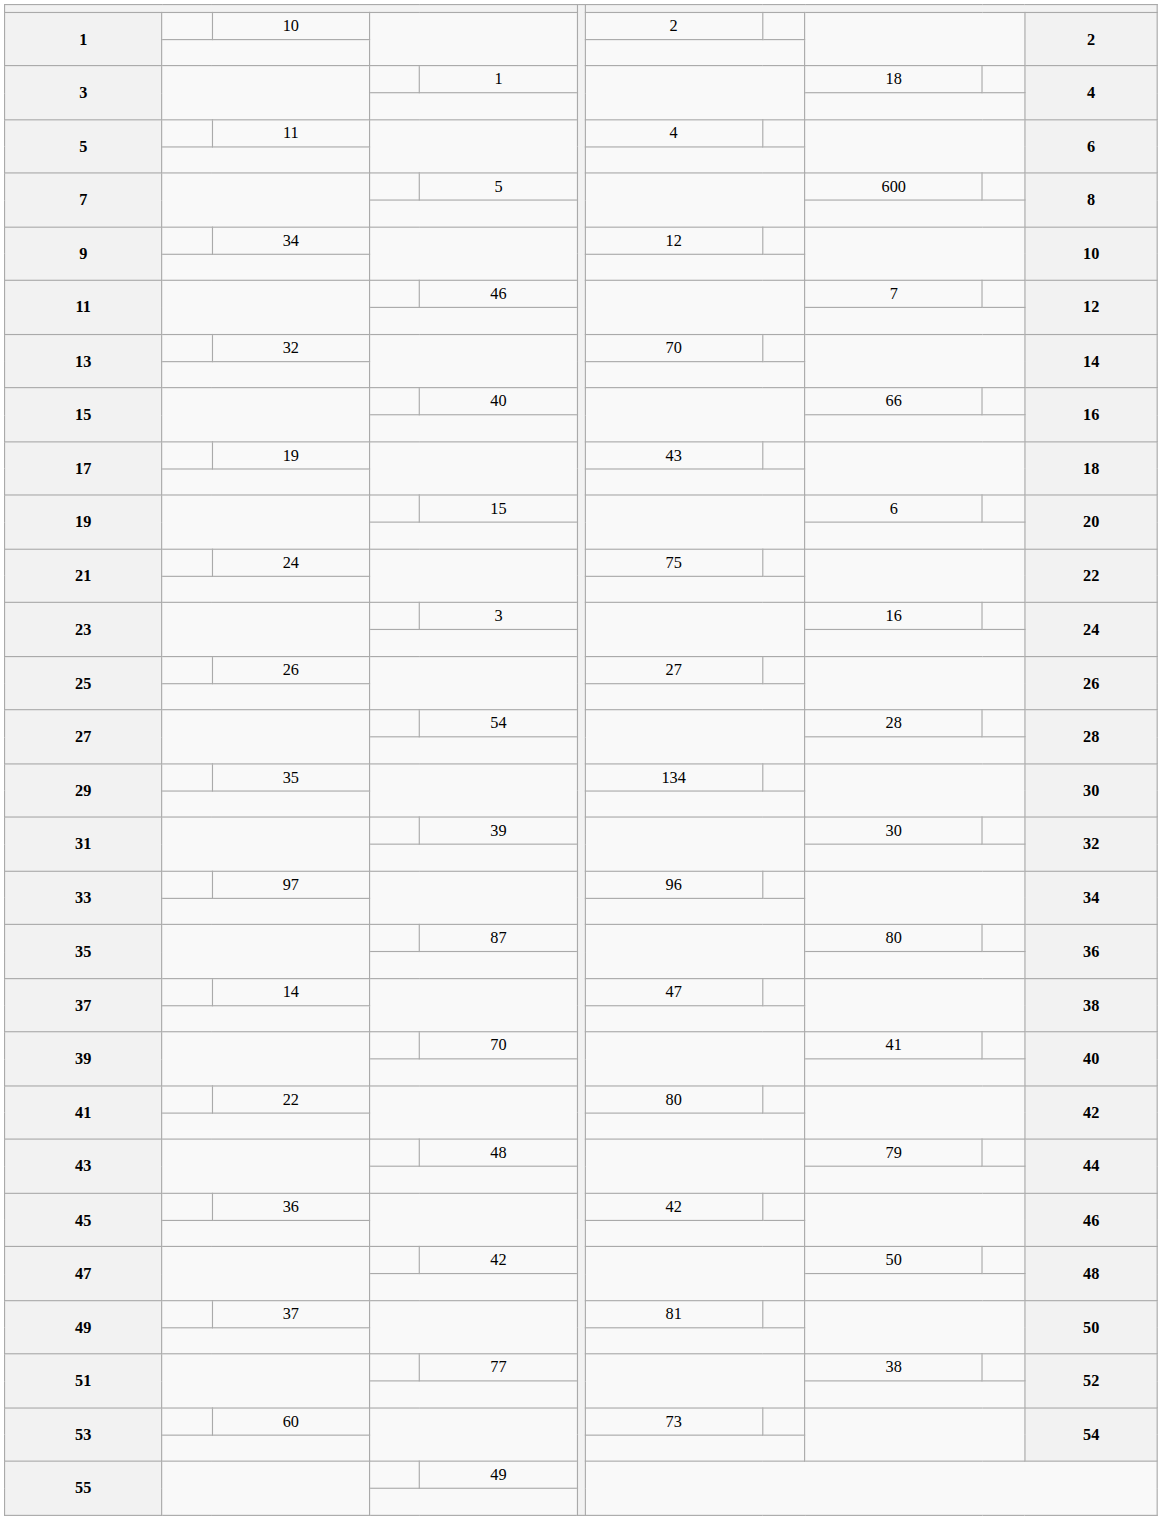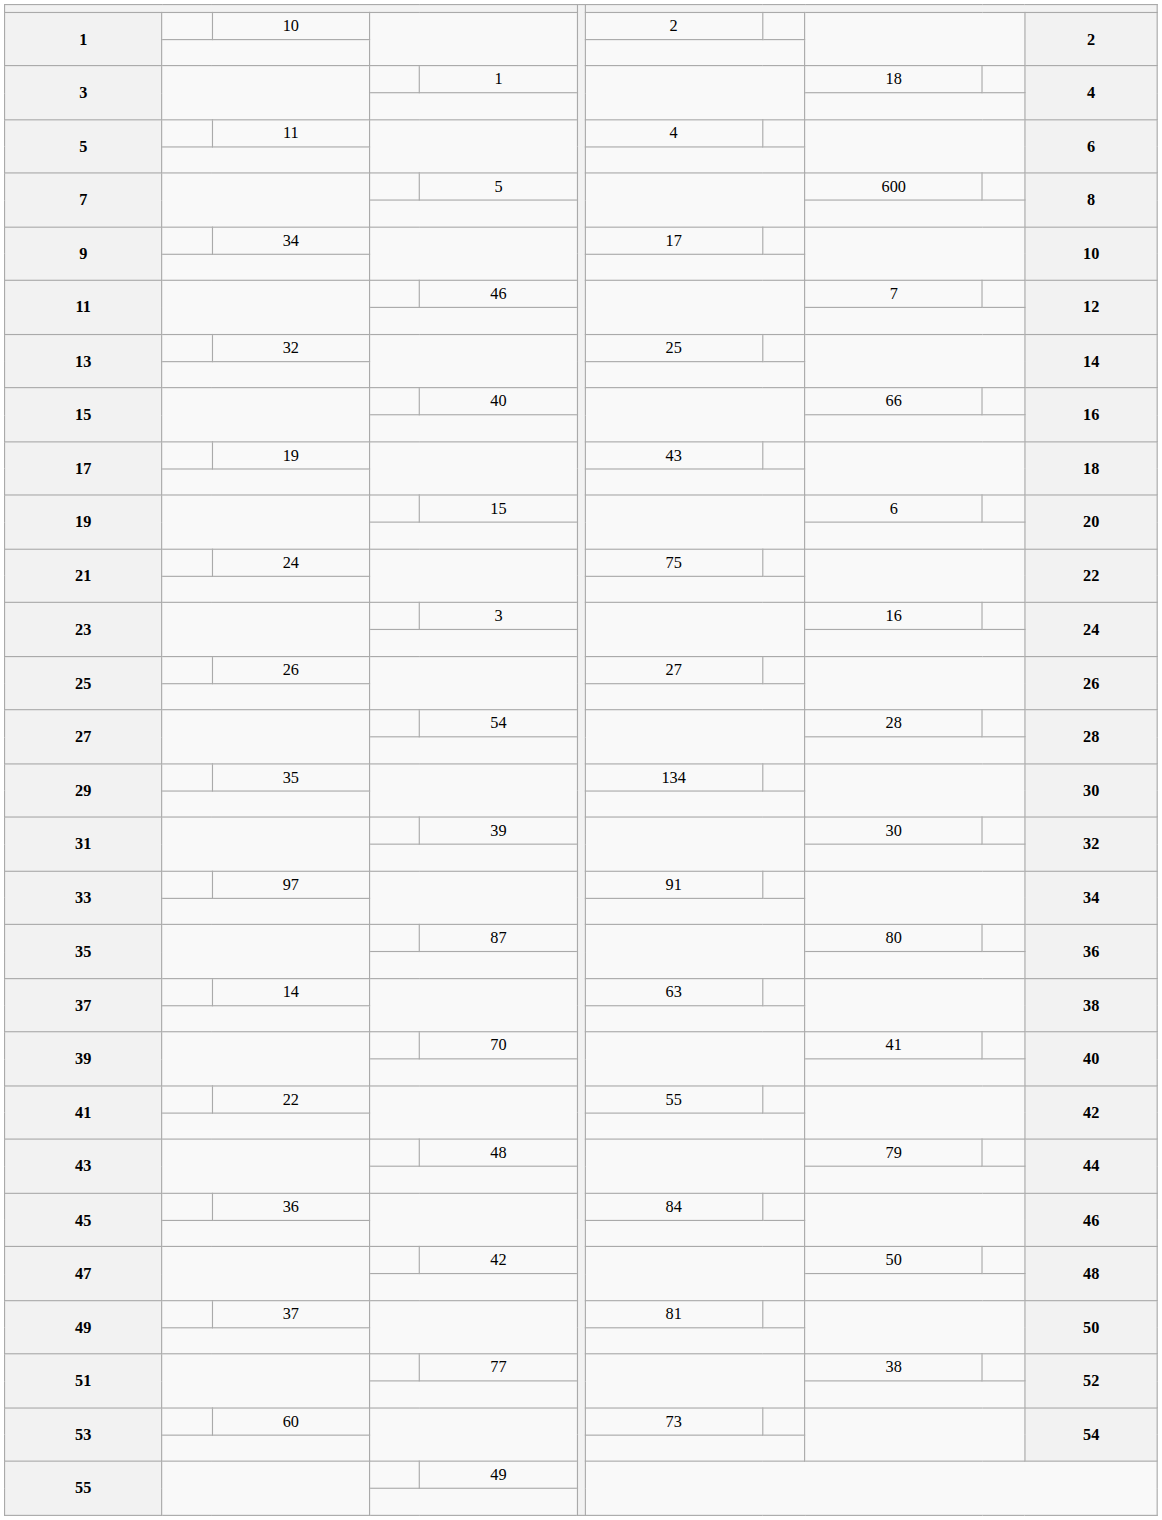(674, 240) 12 -> (674, 240) 17
(674, 347) 70 -> (674, 347) 25
(674, 884) 96 -> (674, 884) 91
(674, 992) 47 -> (674, 992) 63
(674, 1099) 80 -> (674, 1099) 55
(674, 1206) 42 -> (674, 1206) 84
